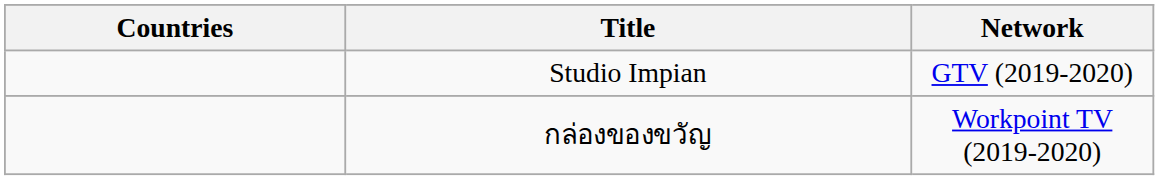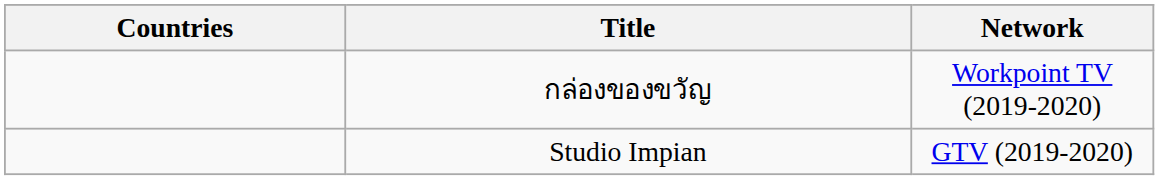rows swapped: (628, 135) <-> (628, 73)
